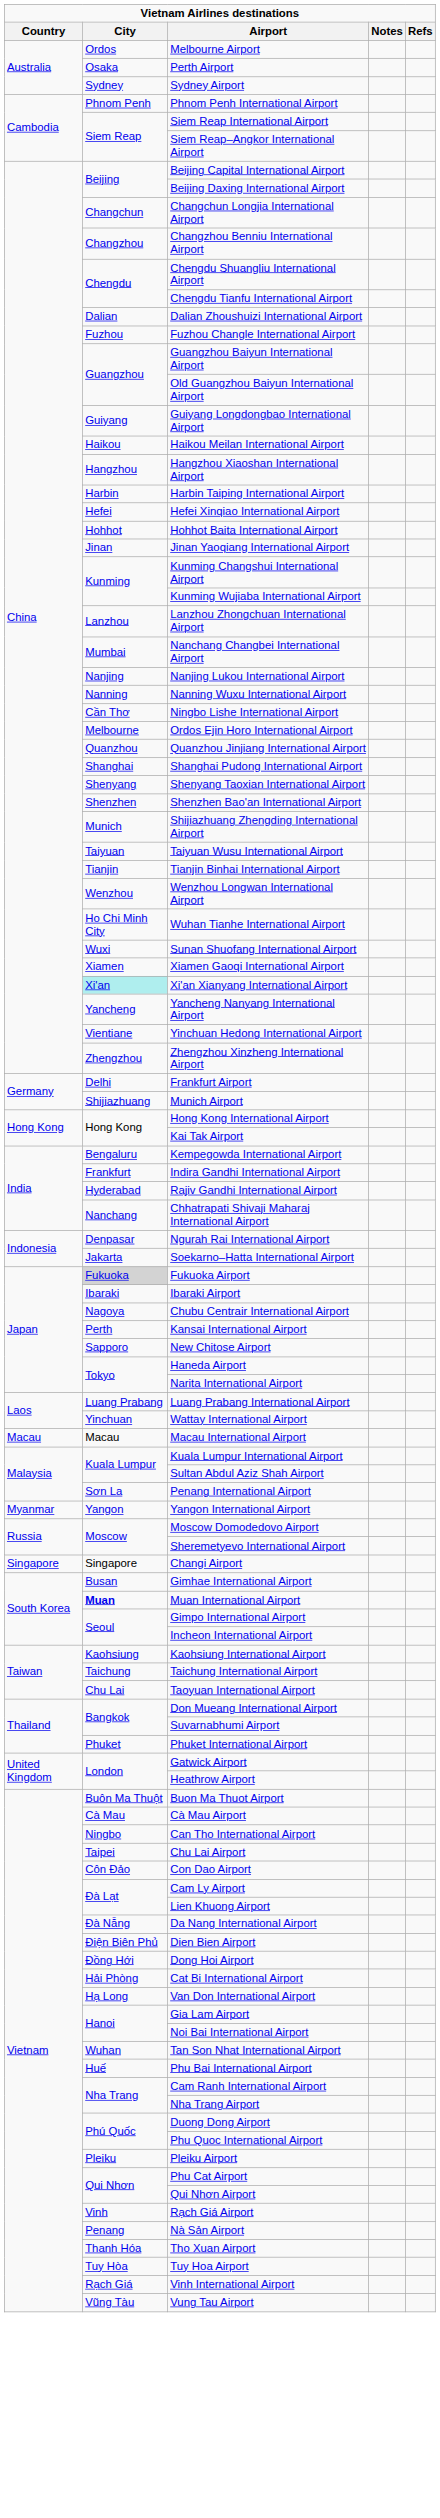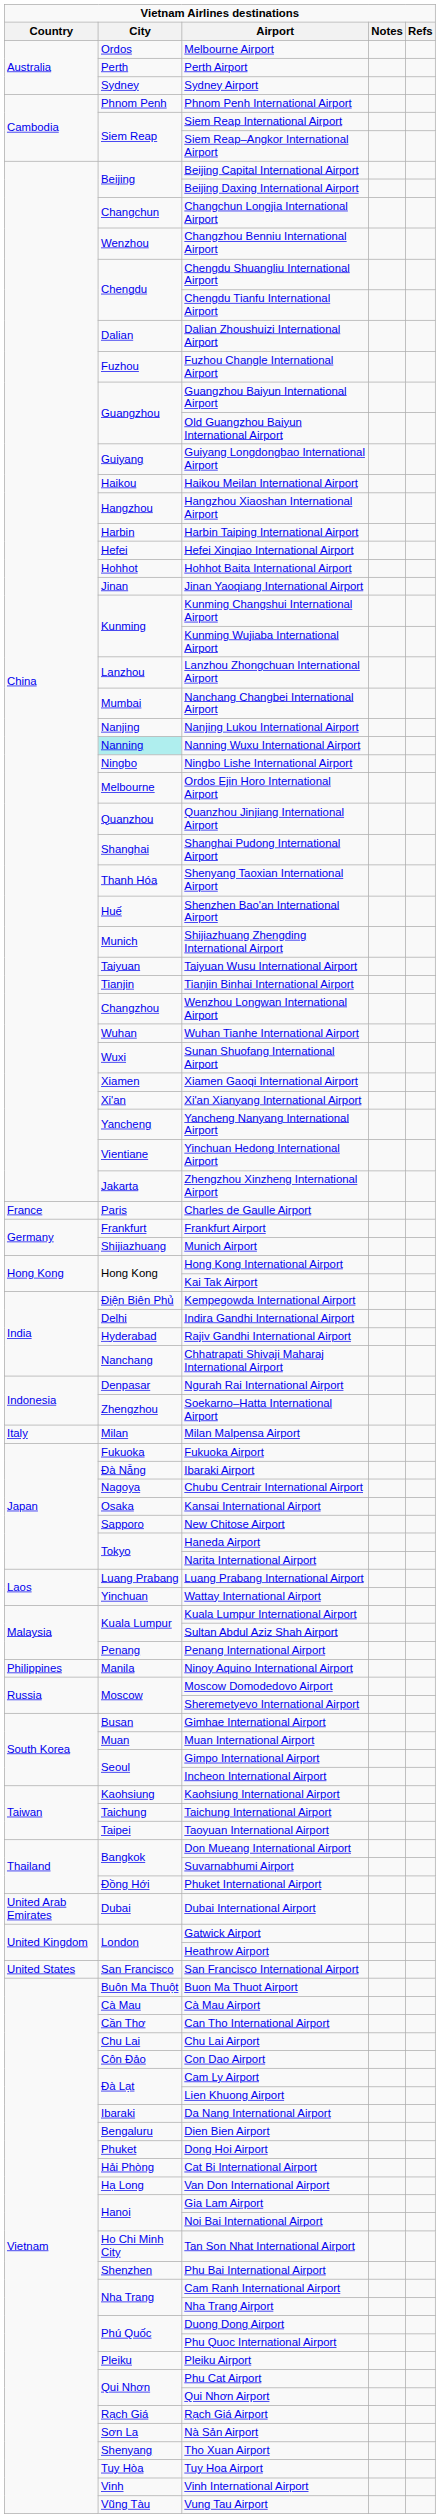(102, 67) Osaka -> (115, 67) Perth
(114, 243) Changzhou -> (125, 243) Wenzhou
(106, 694) no background -> (122, 745) paleturquoise background
(107, 712) Cần Thơ -> (119, 763) Ningbo
(111, 784) Shenyang -> (129, 880) Thanh Hóa
(111, 802) Shenzhen -> (111, 911) Huế
(109, 893) Wenzhou -> (130, 1008) Changzhou
(116, 924) Ho Chi Minh City -> (119, 1033) Wuhan
(98, 985) paleturquoise background -> (113, 1100) no background
(114, 1058) Zhengzhou -> (120, 1186) Jakarta
+ row: (248, 1210)
(98, 1082) Delhi -> (124, 1228) Frankfurt
(111, 1154) Bengaluru -> (137, 1300) Điện Biên Phủ
(108, 1172) Frankfurt -> (114, 1318) Delhi
(104, 1257) Jakarta -> (129, 1409) Zhengzhou
+ row: (242, 1434)
(107, 1275) lightgrey background -> (123, 1452) no background
(102, 1293) Ibaraki -> (123, 1470) Đà Nẵng
(99, 1329) Perth -> (117, 1506) Osaka
- row: (238, 1437)
(104, 1491) Sơn La -> (121, 1650) Penang
- row: (240, 1509)
+ row: (269, 1668)
- row: (206, 1563)
(100, 1600) bold -> (115, 1740) normal
(105, 1690) Chu Lai -> (116, 1830) Taipei
(103, 1744) Phuket -> (125, 1884) Đồng Hới
+ row: (250, 1909)
+ row: (271, 1969)
(103, 1834) Ningbo -> (123, 2023) Cần Thơ
(100, 1852) Taipei -> (121, 2041) Chu Lai
(108, 1924) Đà Nẵng -> (118, 2113) Ibaraki
(121, 1942) Điện Biên Phủ -> (127, 2131) Bengaluru
(109, 1960) Đồng Hới -> (119, 2149) Phuket
(103, 2050) Wuhan -> (132, 2246) Ho Chi Minh City
(96, 2068) Huế -> (127, 2270) Shenzhen
(96, 2212) Vinh -> (125, 2414) Rạch Giá
(105, 2230) Penang -> (120, 2432) Sơn La
(113, 2248) Thanh Hóa -> (127, 2450) Shenyang
(109, 2284) Rạch Giá -> (112, 2486) Vinh
